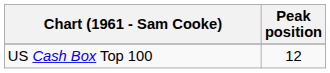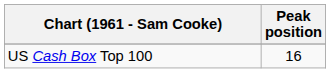(293, 56) 12 -> (293, 56) 16
